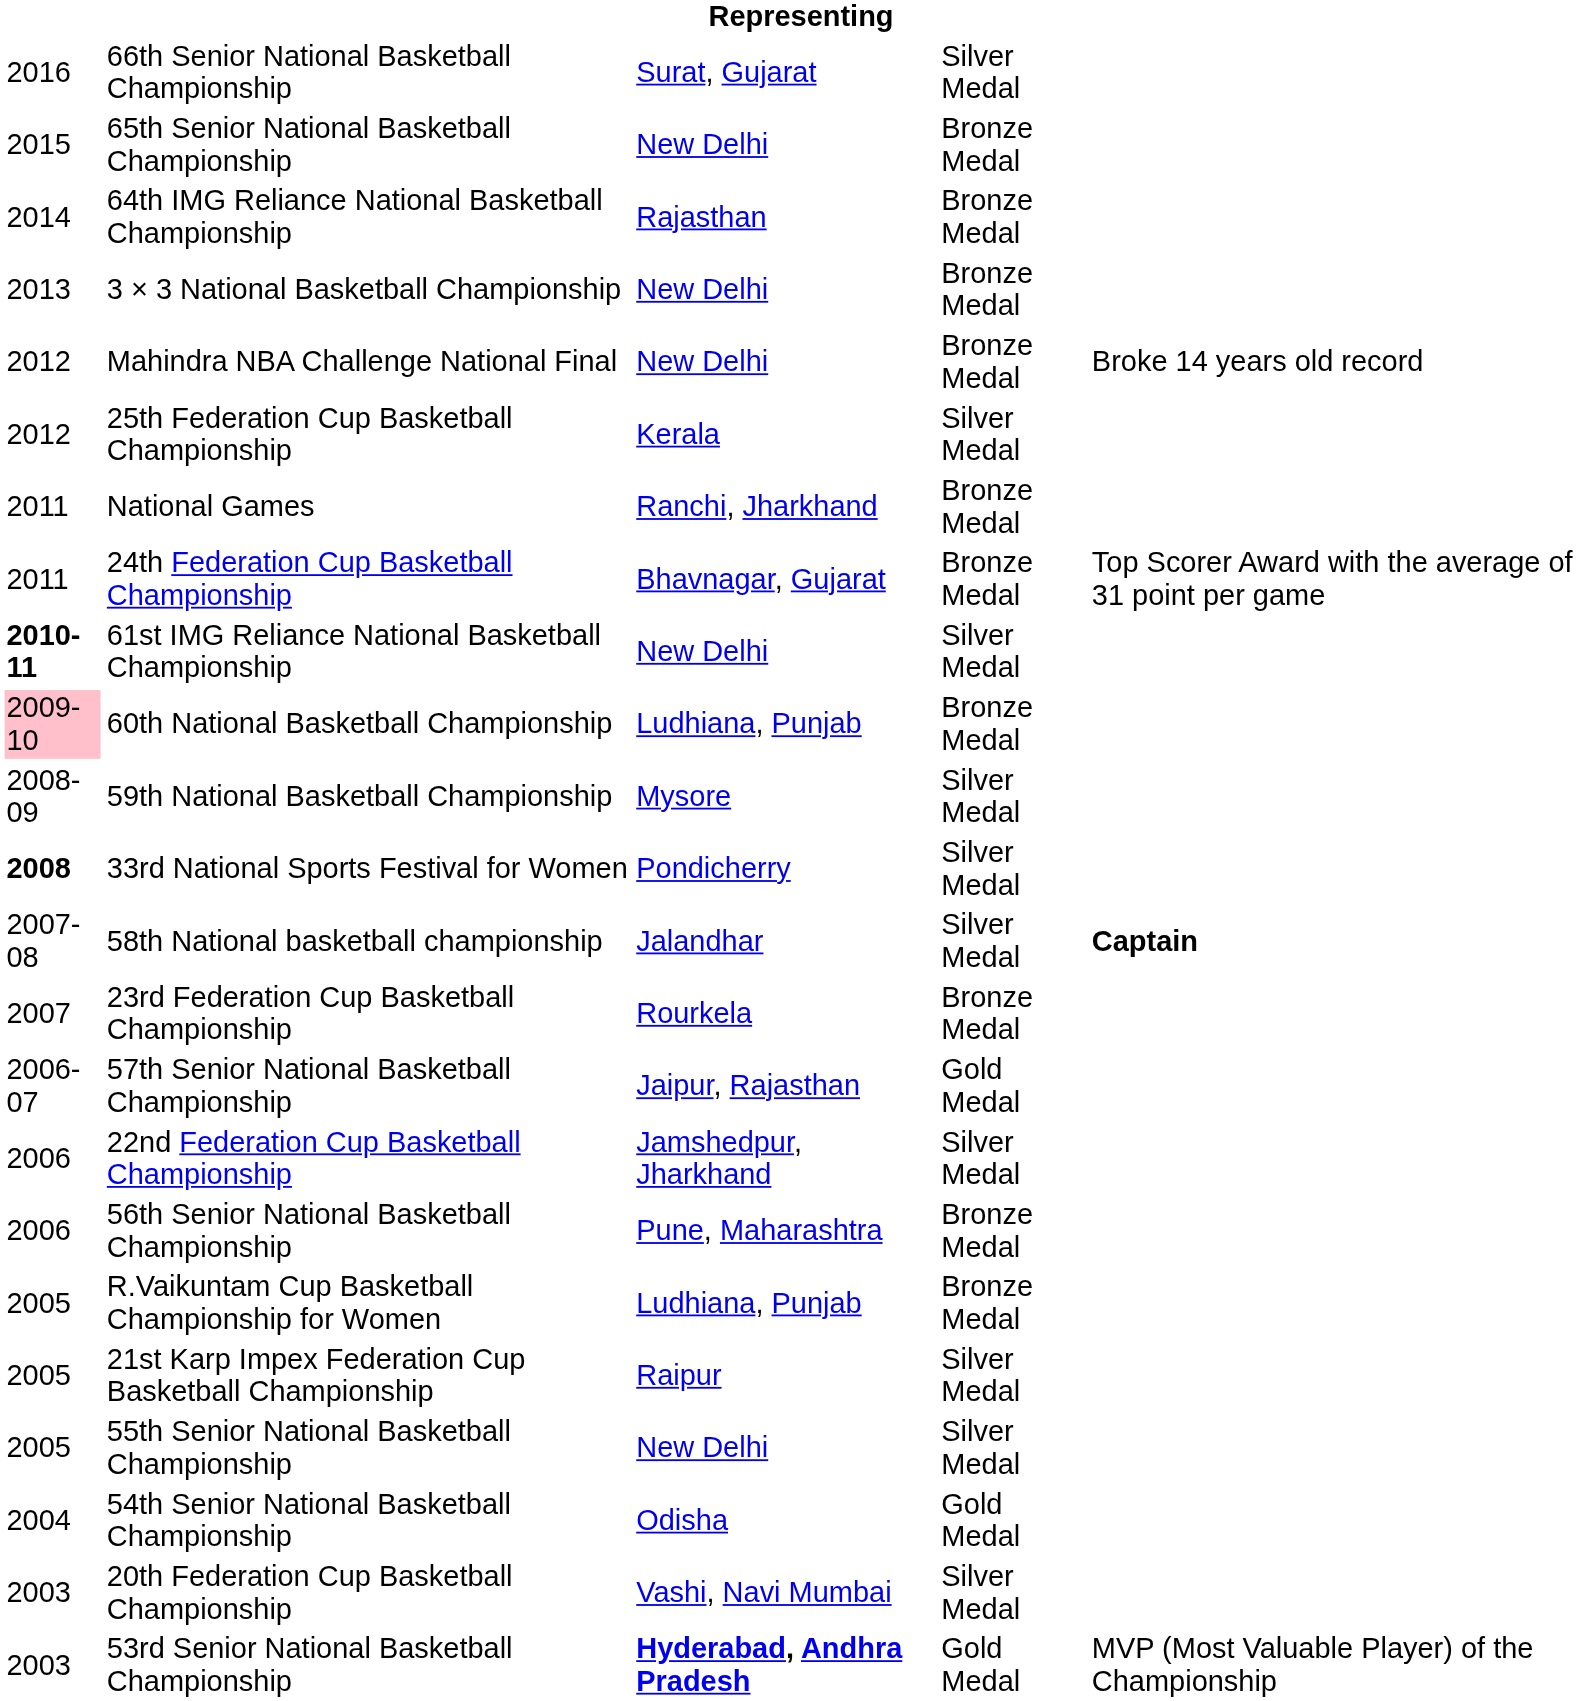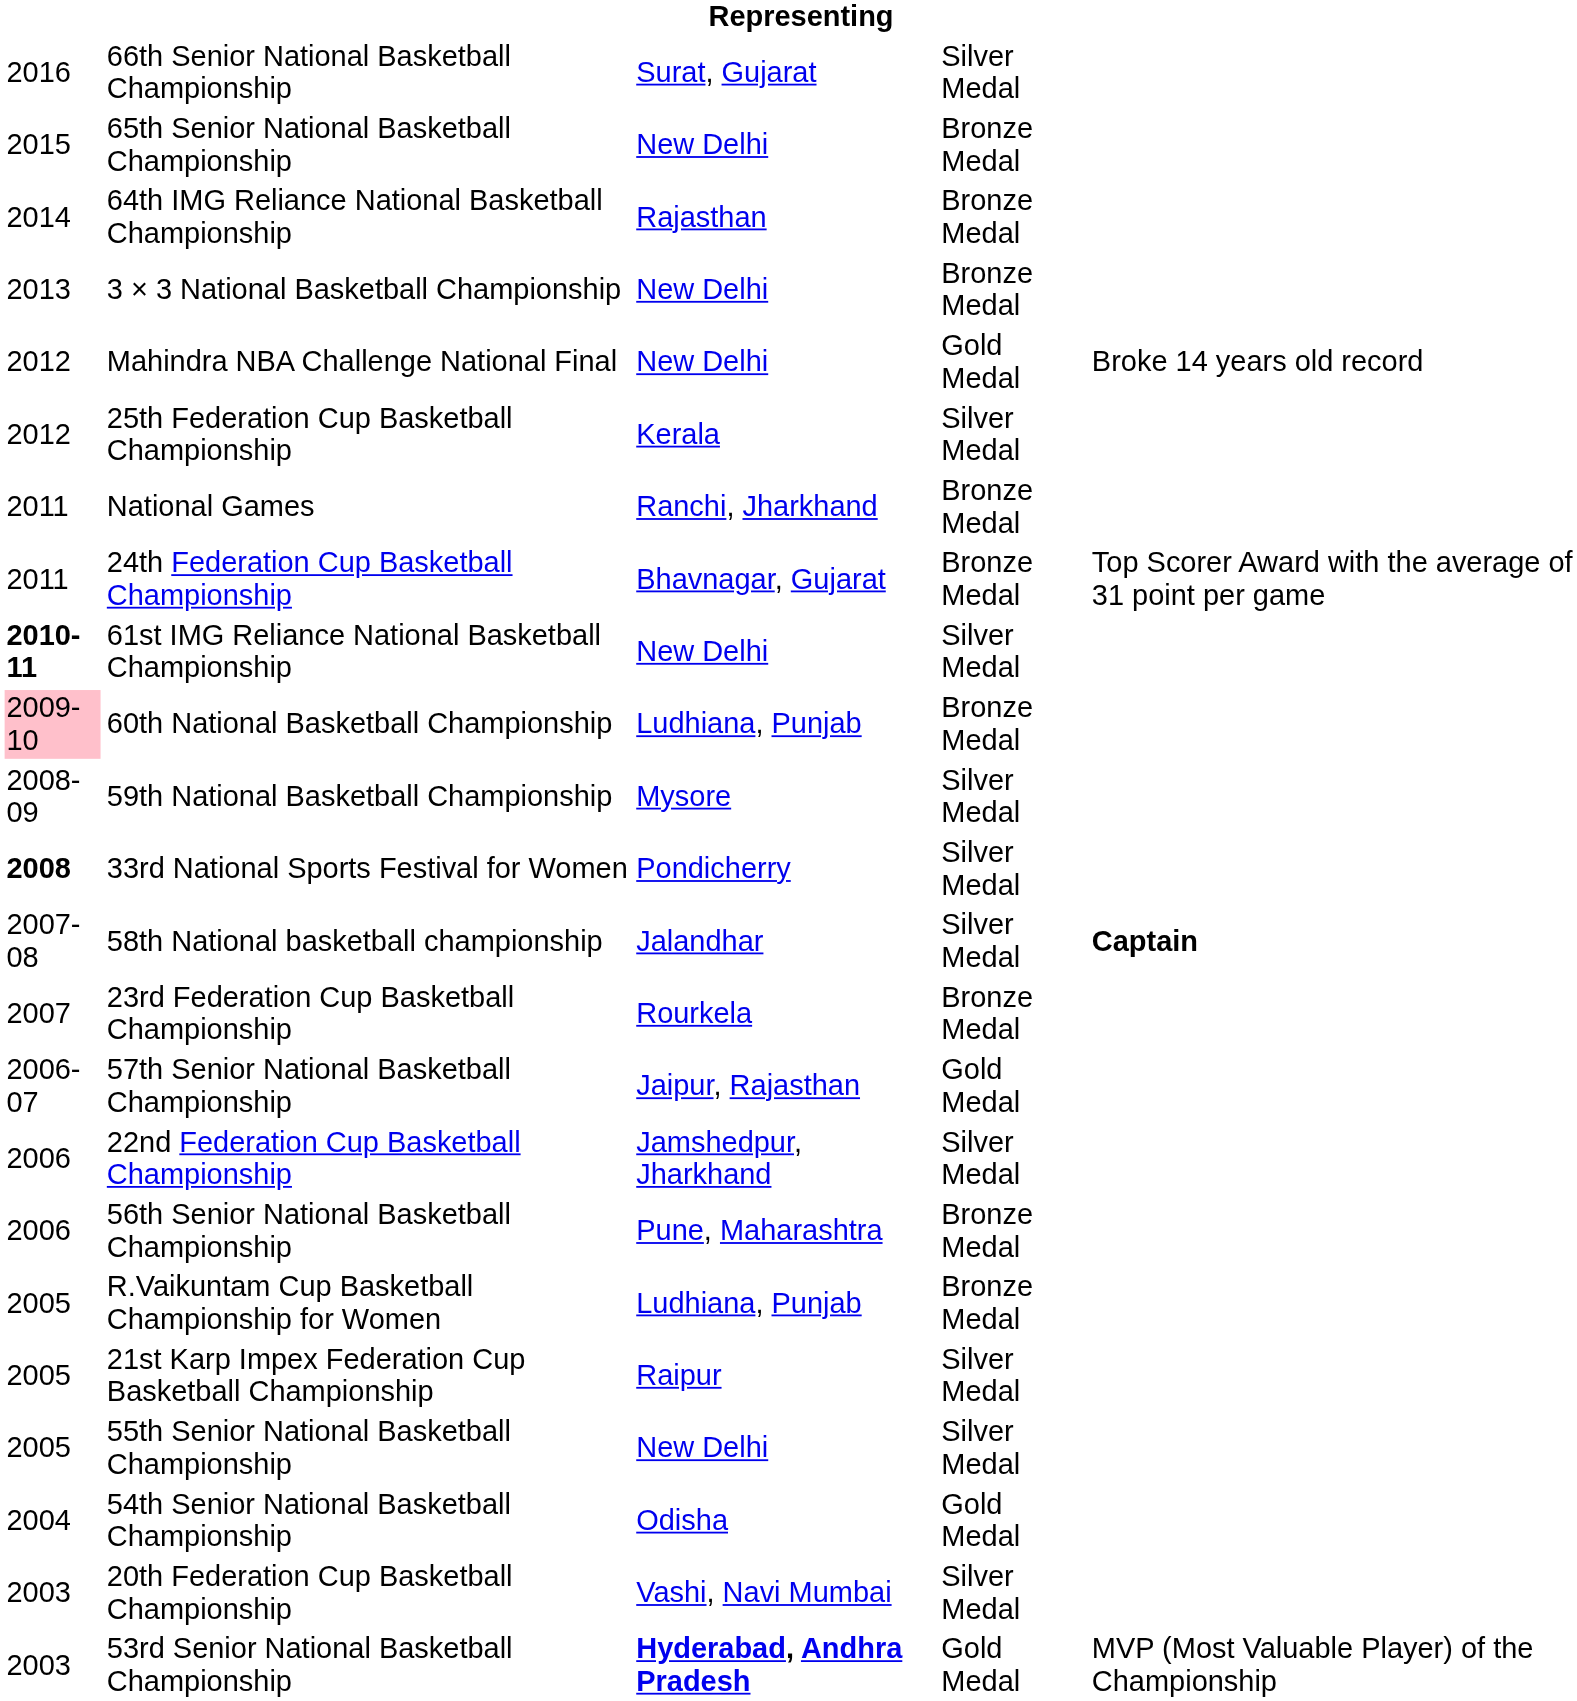(987, 362) Bronze Medal -> (981, 362) Gold Medal
